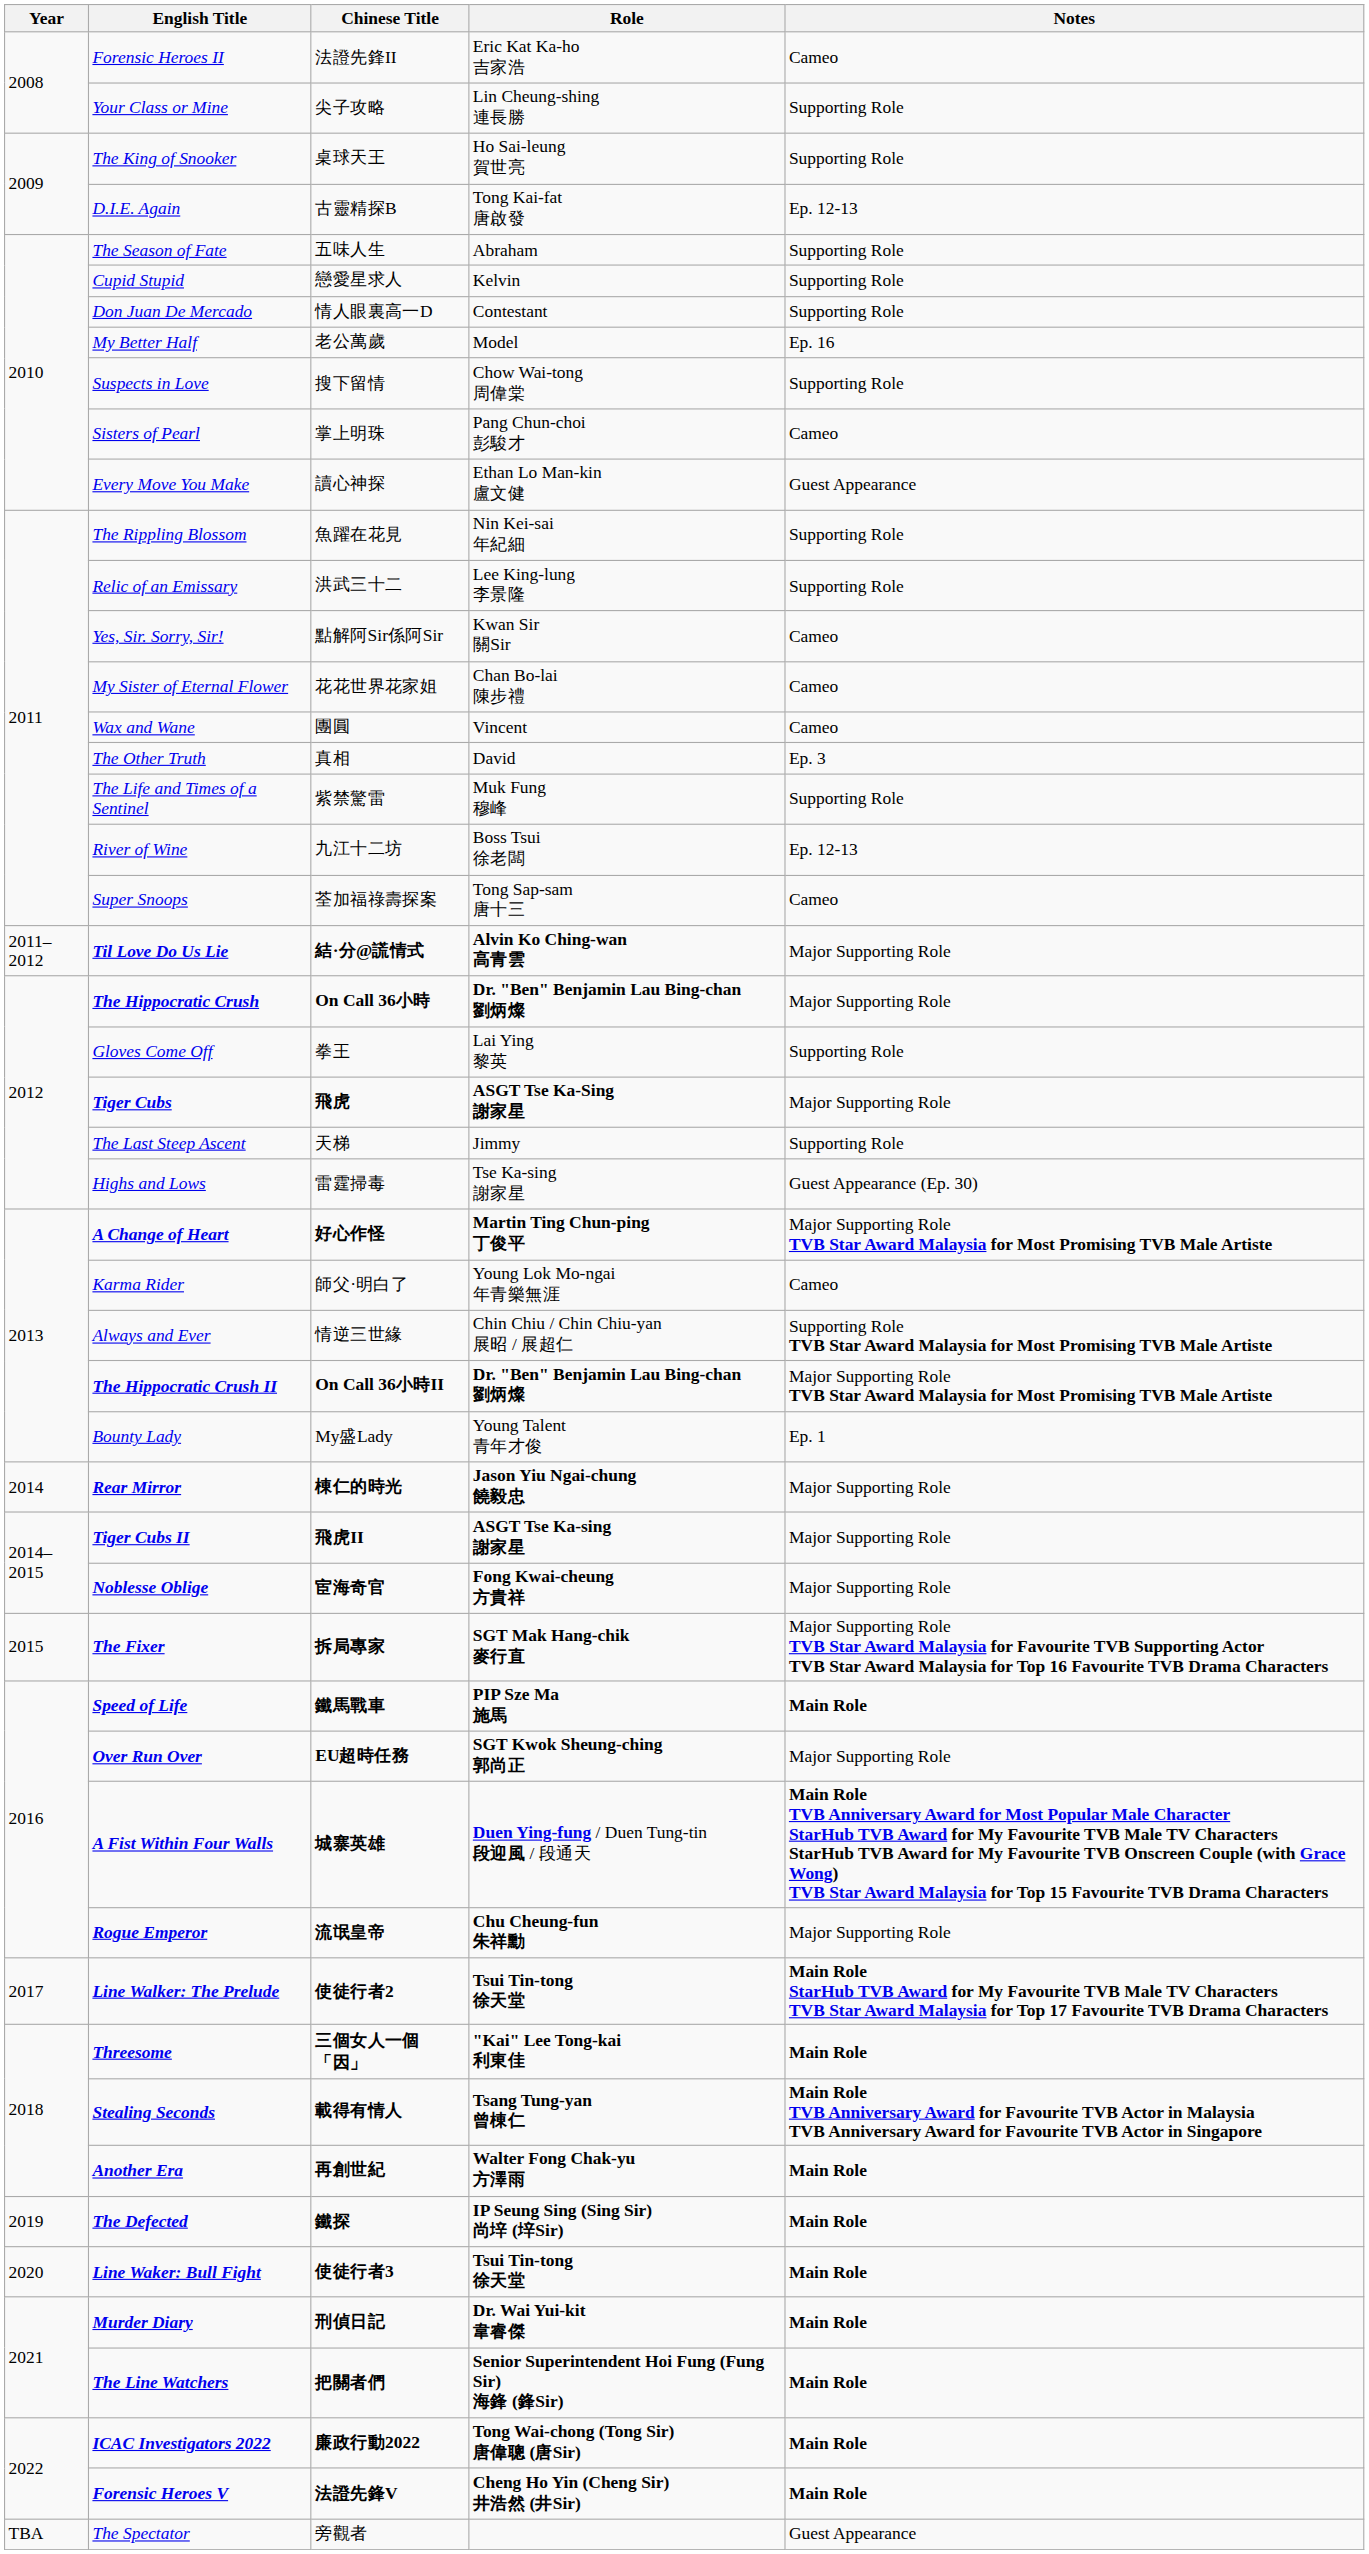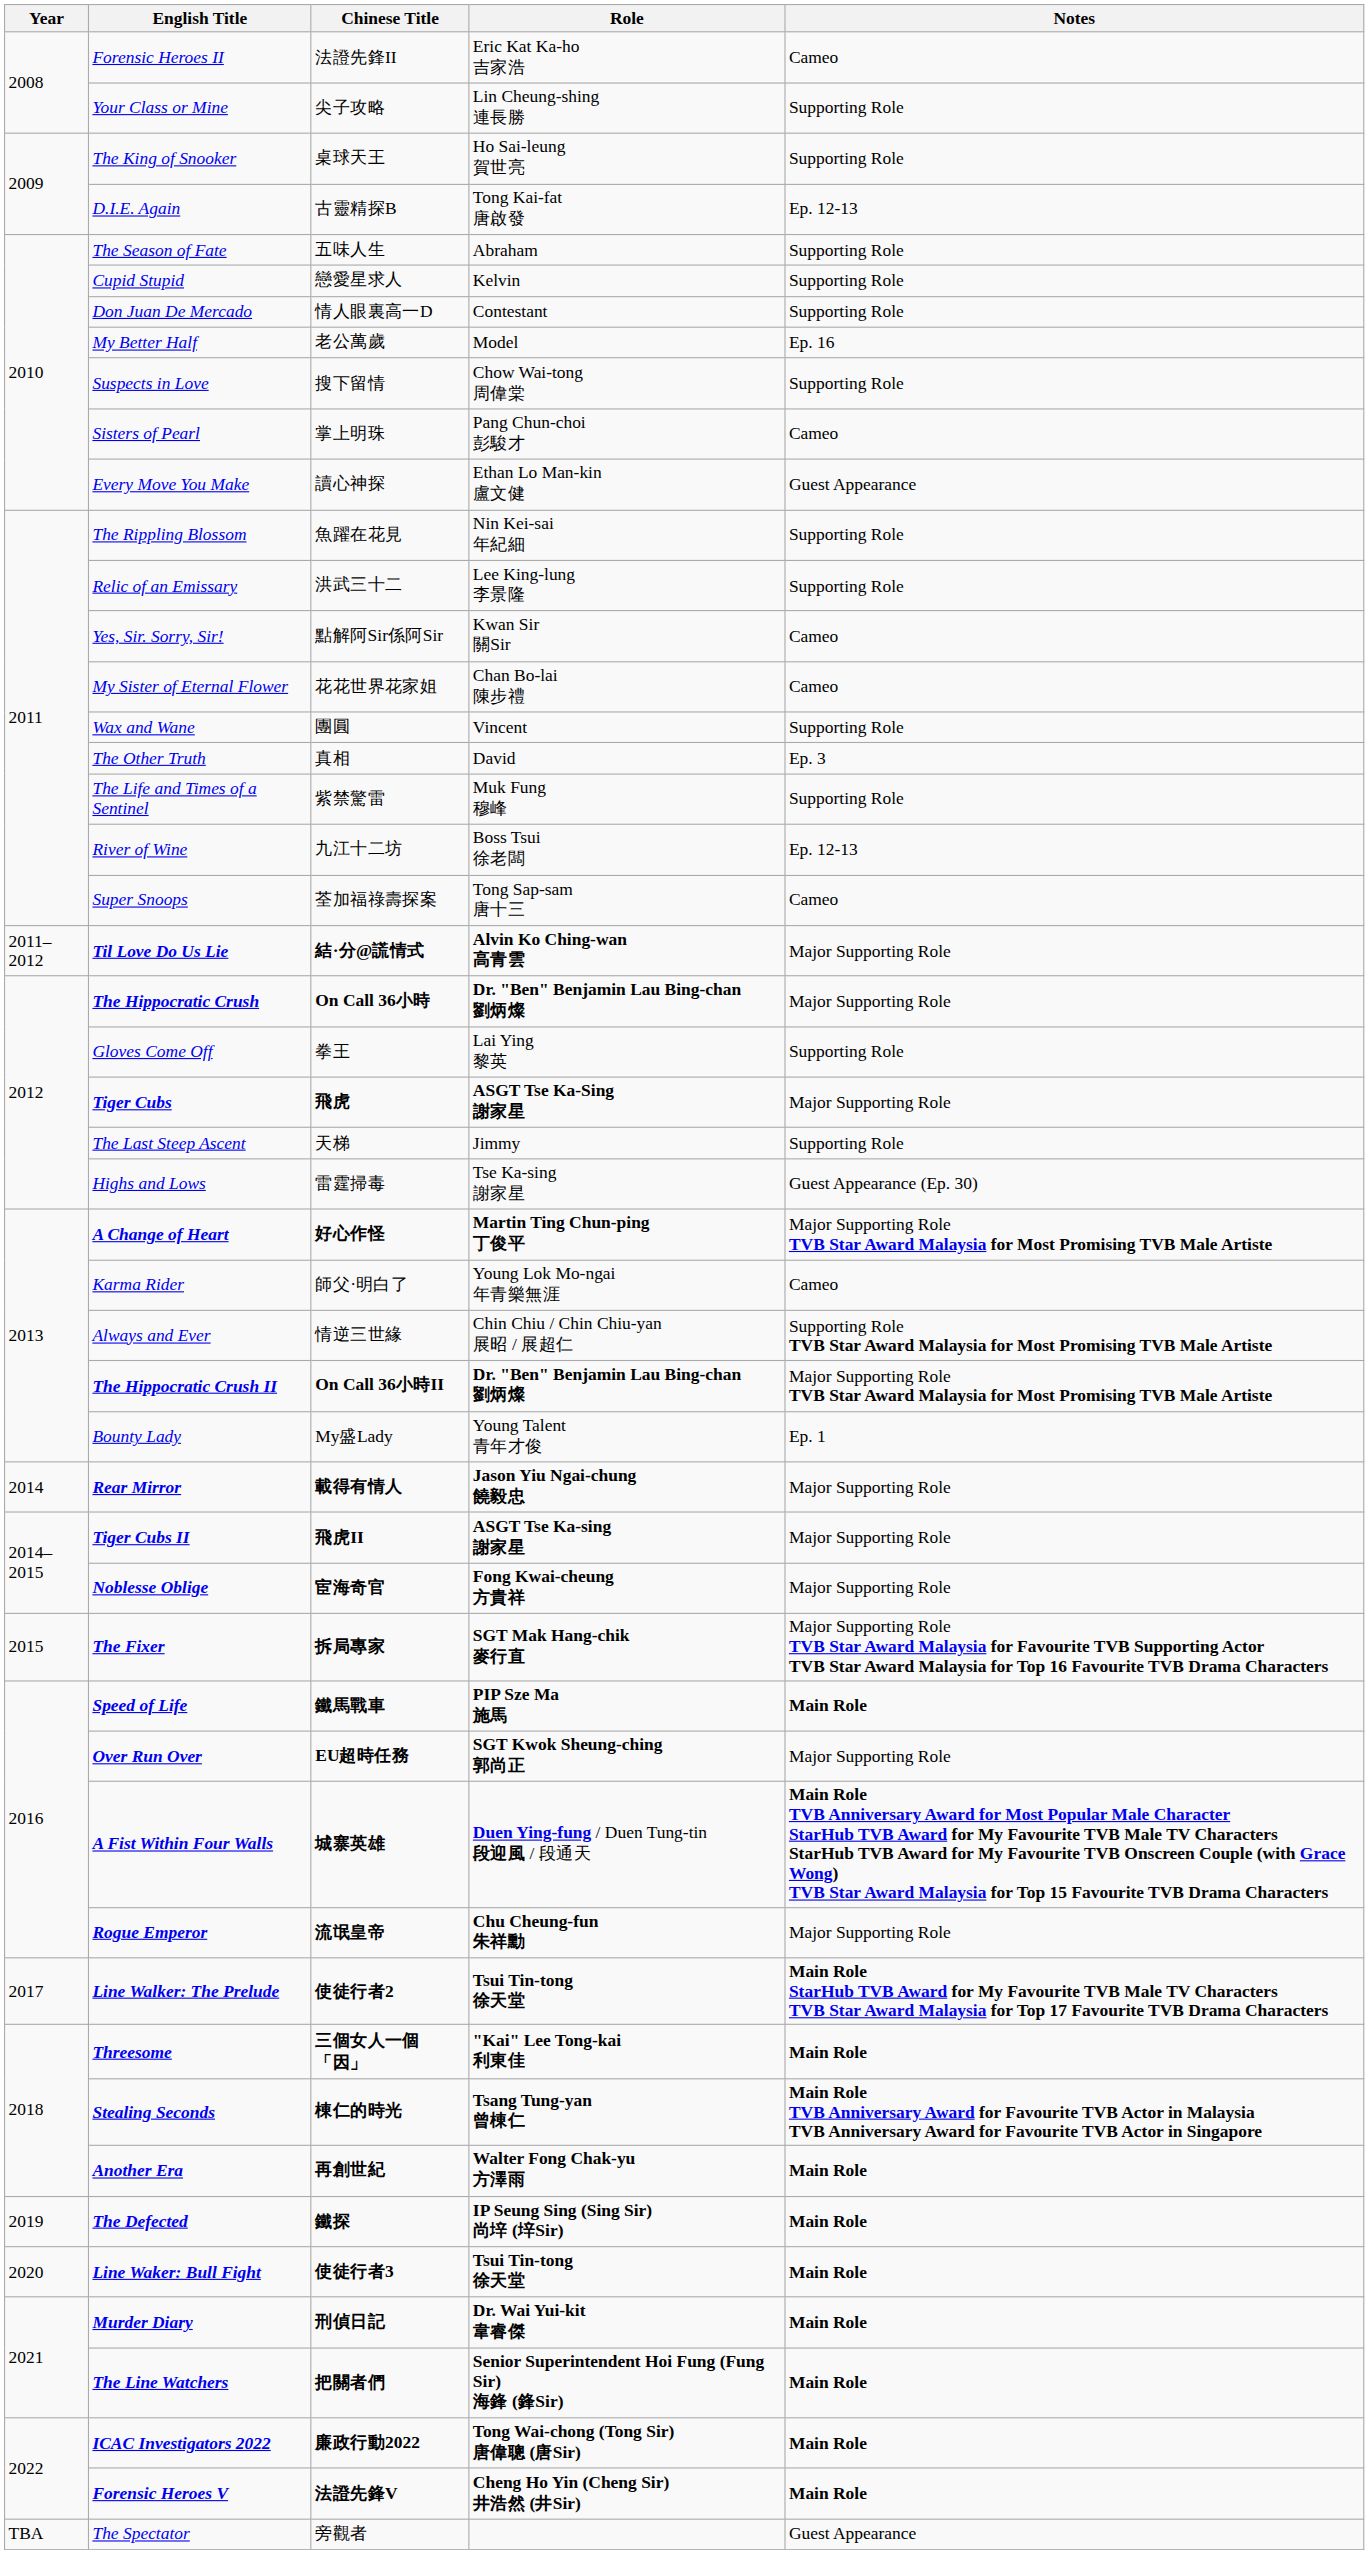(814, 727) Cameo -> (846, 727) Supporting Role
(359, 1486) 棟仁的時光 -> (359, 1486) 載得有情人
(359, 2111) 載得有情人 -> (359, 2111) 棟仁的時光
